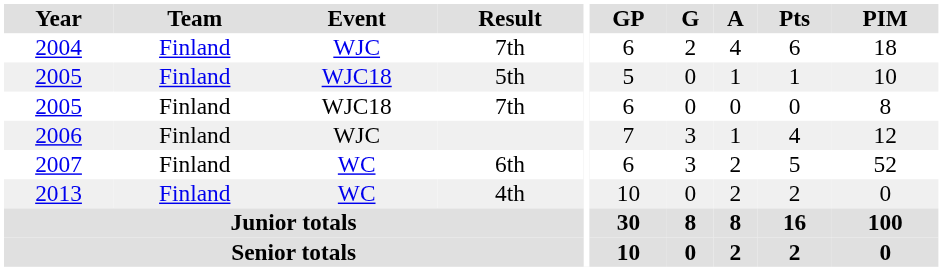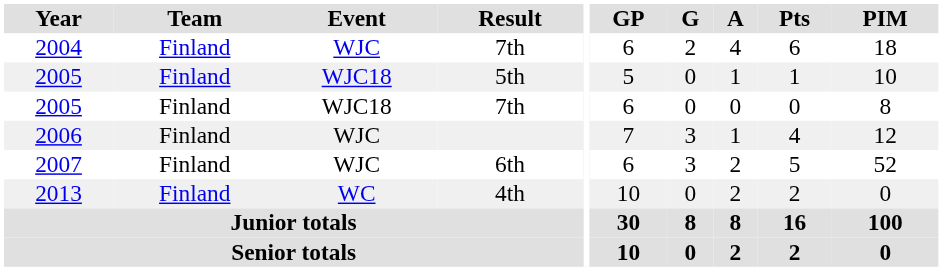(357, 164) WC -> (357, 164) WJC
